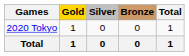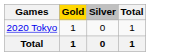- column: (137, 12)
